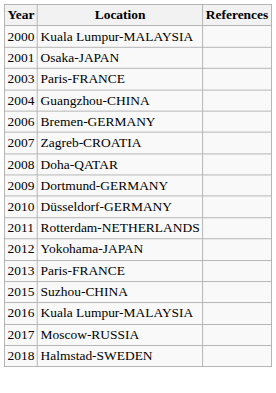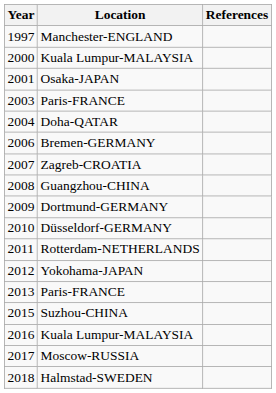+ row: (21, 36)
(95, 100) Guangzhou-CHINA -> (79, 121) Doha-QATAR
(79, 164) Doha-QATAR -> (95, 185) Guangzhou-CHINA
